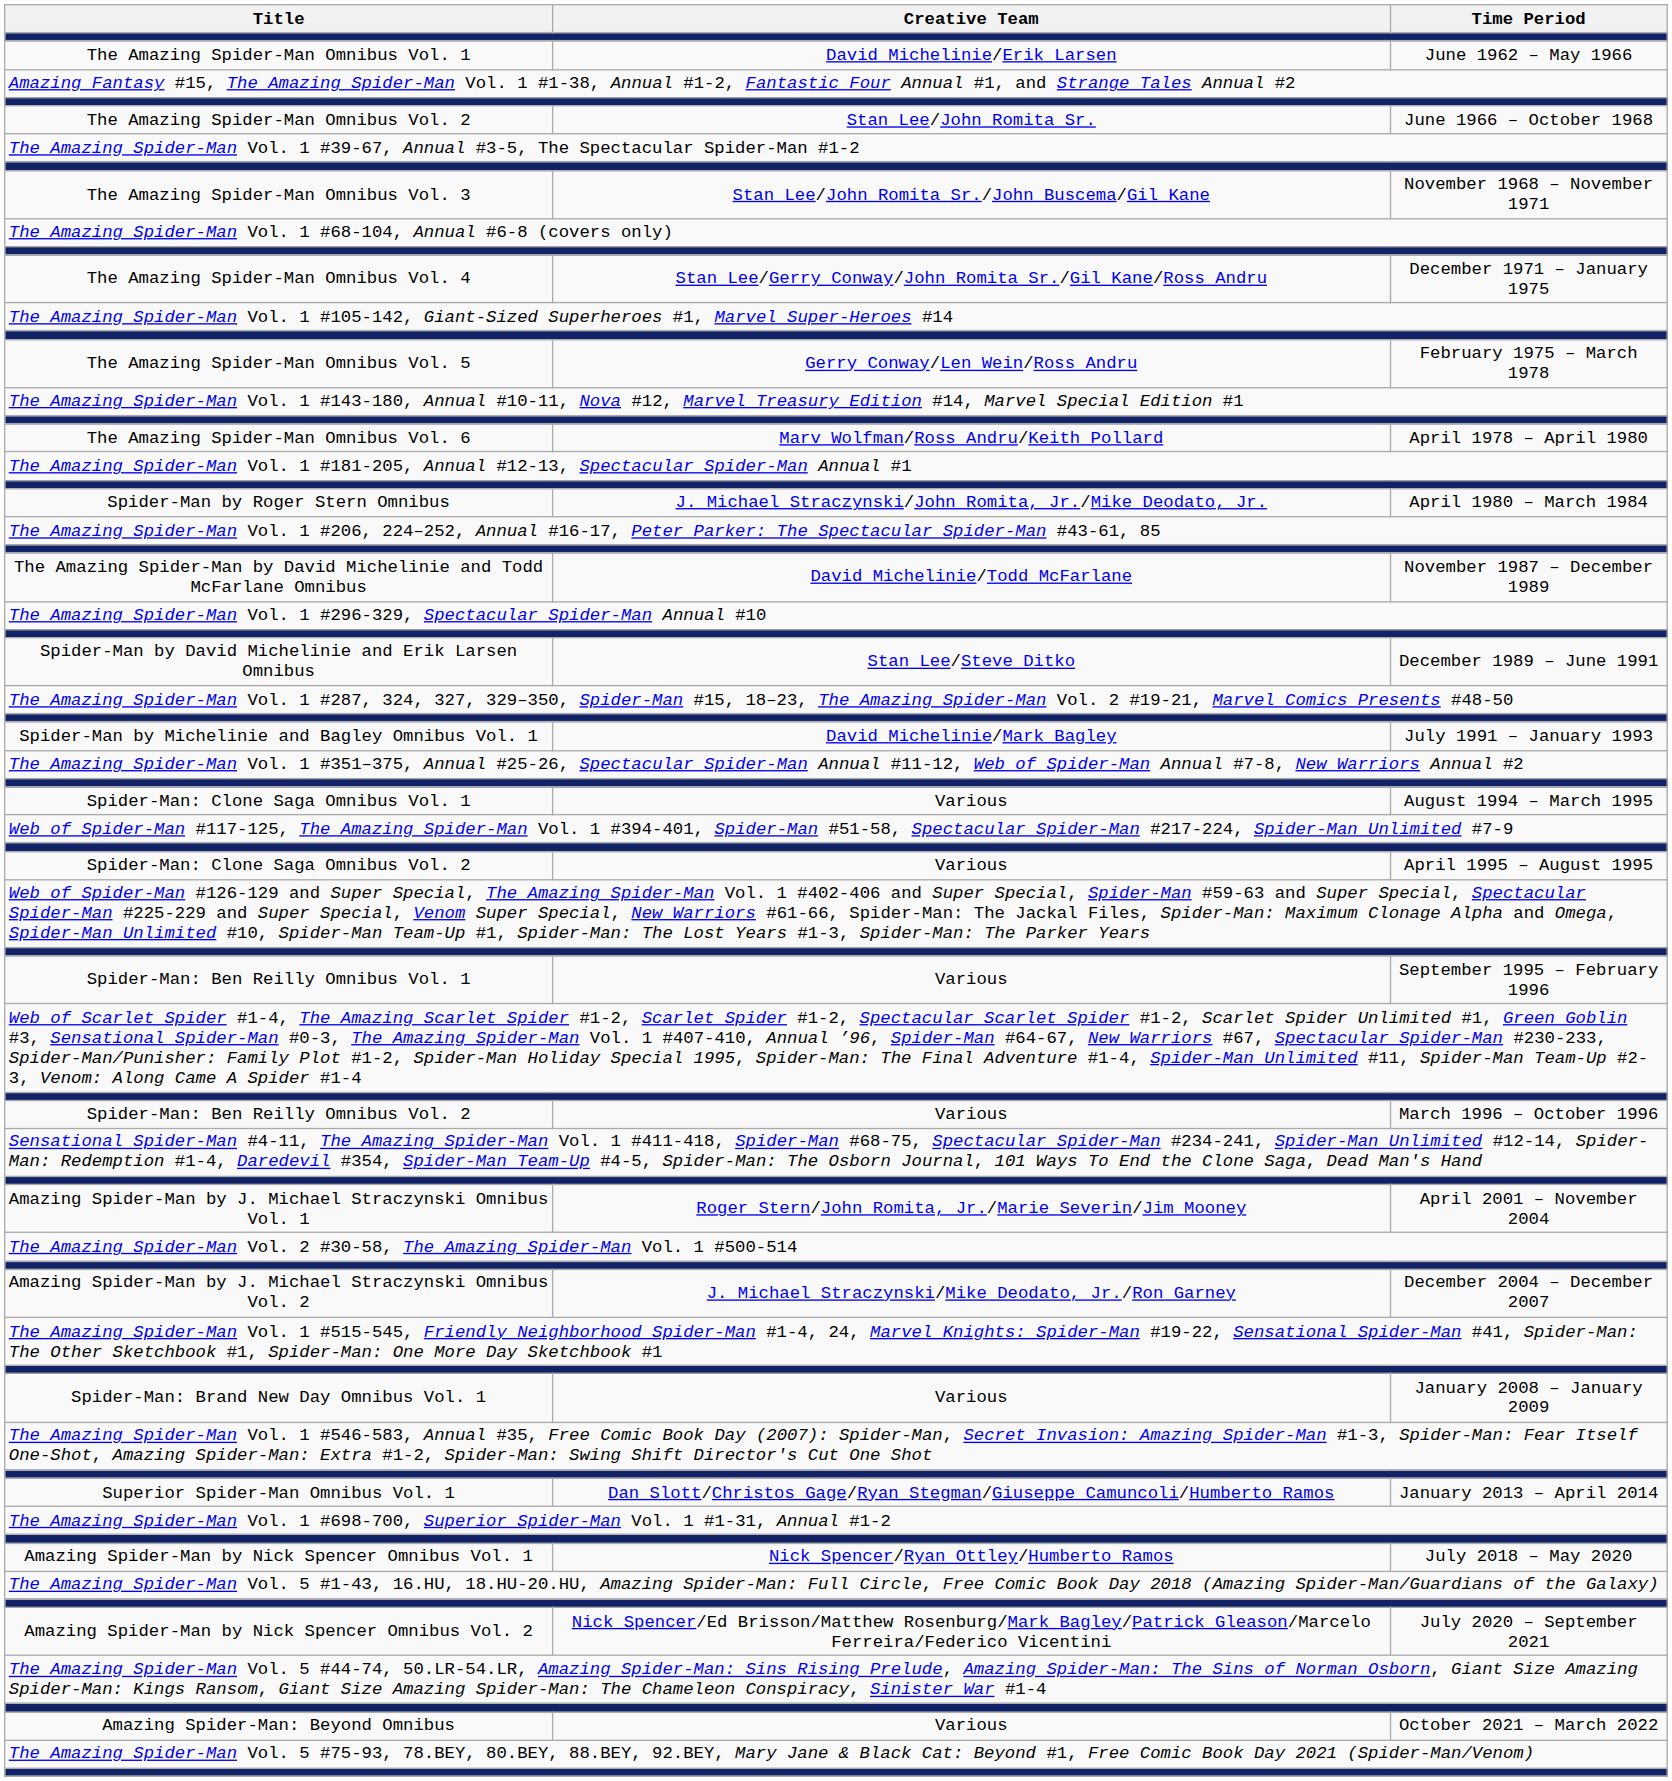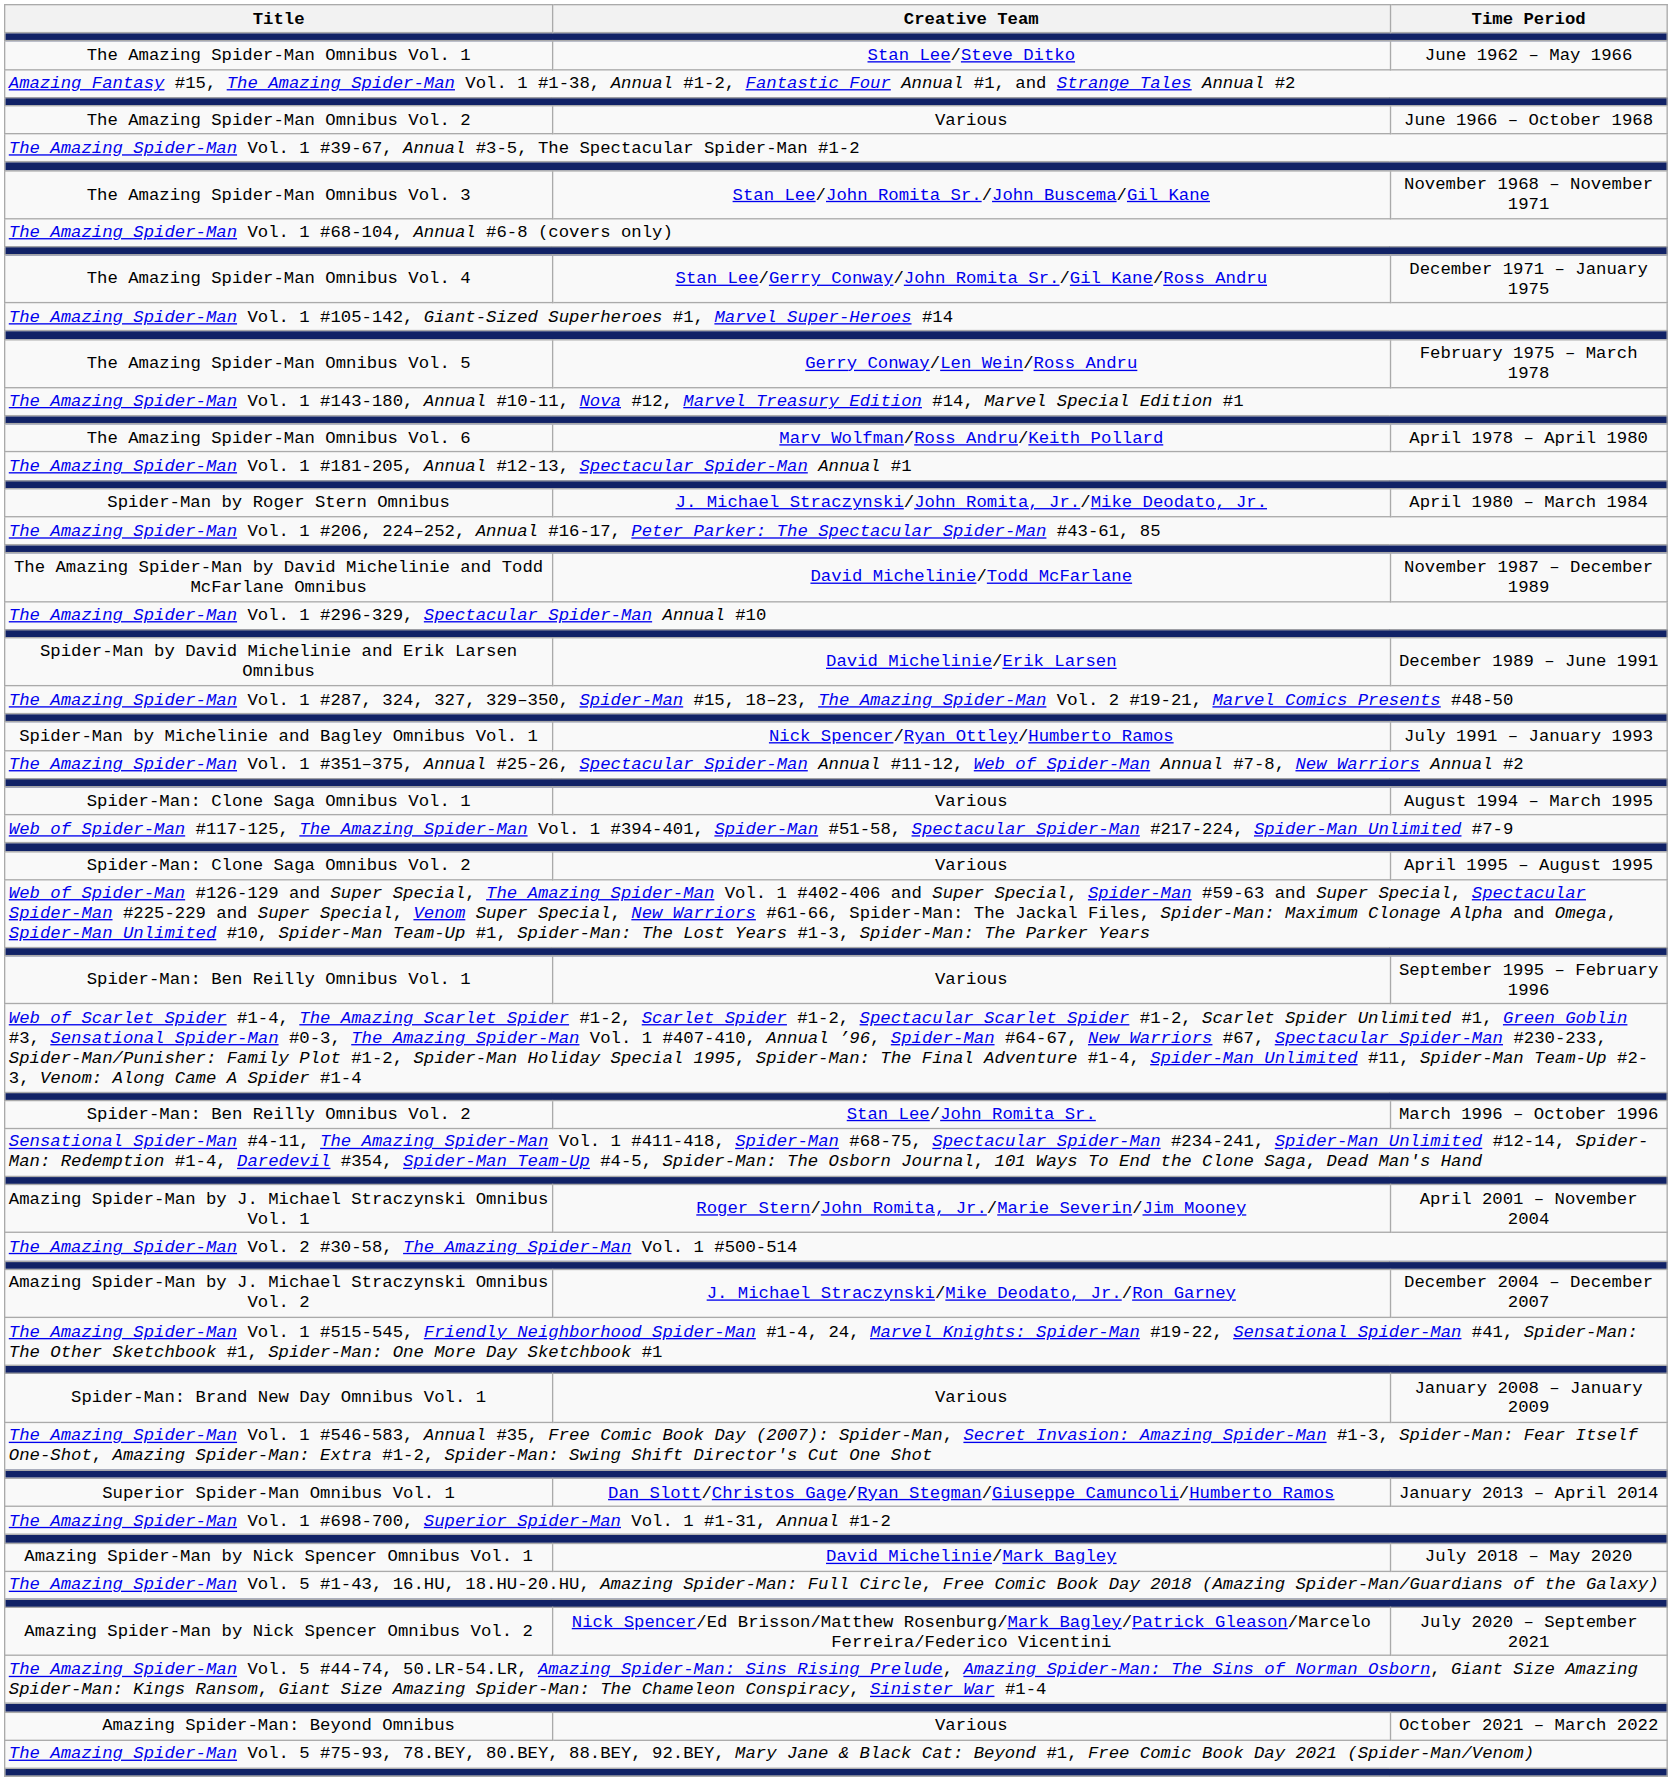(971, 55) David Michelinie/Erik Larsen -> (971, 55) Stan Lee/Steve Ditko
(971, 120) Stan Lee/John Romita Sr. -> (971, 120) Various
(971, 662) Stan Lee/Steve Ditko -> (971, 662) David Michelinie/Erik Larsen
(971, 736) David Michelinie/Mark Bagley -> (971, 736) Nick Spencer/Ryan Ottley/Humberto Ramos
(971, 1114) Various -> (971, 1114) Stan Lee/John Romita Sr.
(971, 1557) Nick Spencer/Ryan Ottley/Humberto Ramos -> (971, 1557) David Michelinie/Mark Bagley
